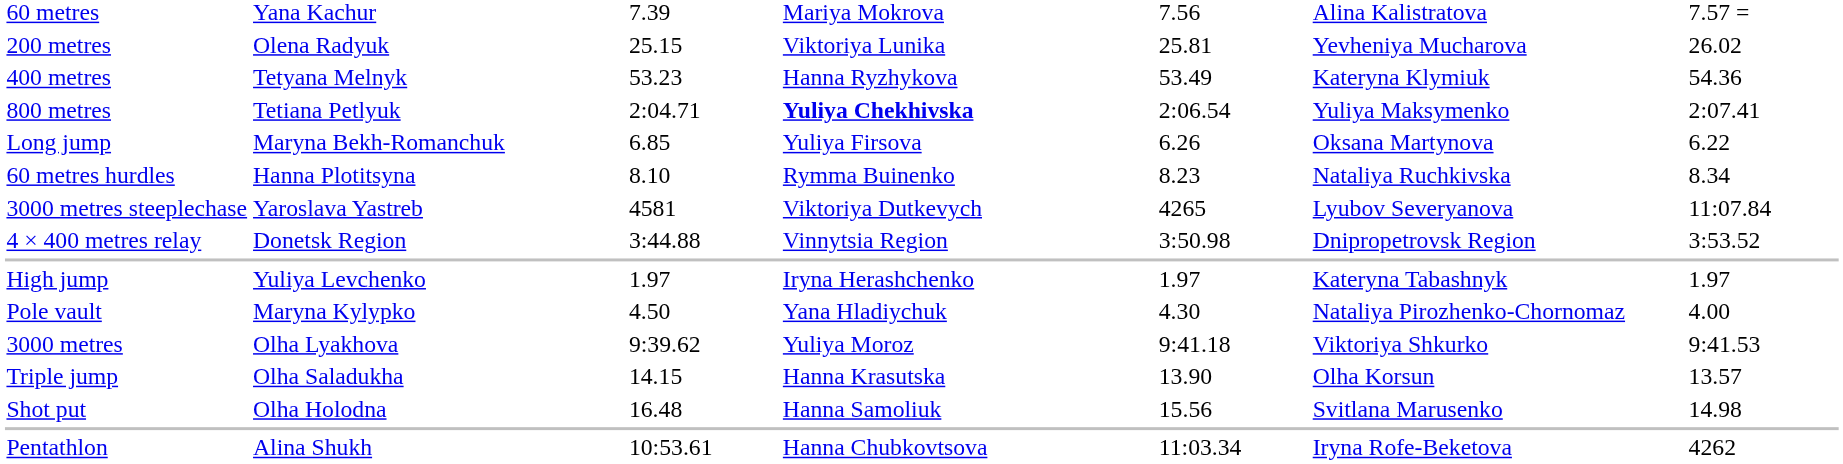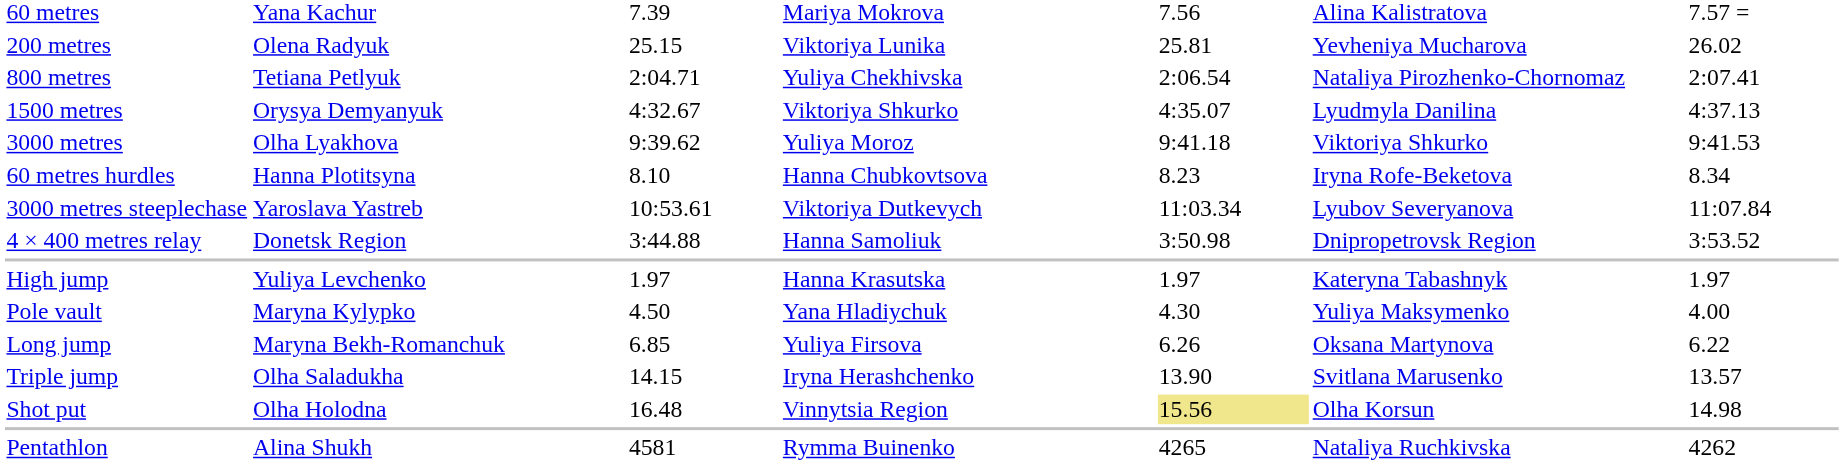- row: (59, 77)
(878, 110) bold -> (873, 77) normal
(1411, 110) Yuliya Maksymenko -> (1469, 77) Nataliya Pirozhenko-Chornomaz
+ row: (65, 110)
rows swapped: (65, 344) <-> (59, 142)
(869, 175) Rymma Buinenko -> (885, 175) Hanna Chubkovtsova
(1412, 175) Nataliya Ruchkivska -> (1412, 175) Iryna Rofe-Beketova
(653, 207) 4581 -> (671, 207) 10:53.61
(1182, 207) 4265 -> (1200, 207) 11:03.34
(865, 240) Vinnytsia Region -> (862, 240) Hanna Samoliuk
(879, 278) Iryna Herashchenko -> (864, 278) Hanna Krasutska
(1469, 311) Nataliya Pirozhenko-Chornomaz -> (1411, 311) Yuliya Maksymenko
(864, 376) Hanna Krasutska -> (879, 376) Iryna Herashchenko
(1374, 376) Olha Korsun -> (1408, 376) Svitlana Marusenko
(862, 409) Hanna Samoliuk -> (865, 409) Vinnytsia Region
(1185, 409) no background -> (1185, 409) khaki background
(1408, 409) Svitlana Marusenko -> (1374, 409) Olha Korsun
(671, 447) 10:53.61 -> (653, 447) 4581
(885, 447) Hanna Chubkovtsova -> (869, 447) Rymma Buinenko
(1200, 447) 11:03.34 -> (1182, 447) 4265
(1412, 447) Iryna Rofe-Beketova -> (1412, 447) Nataliya Ruchkivska
